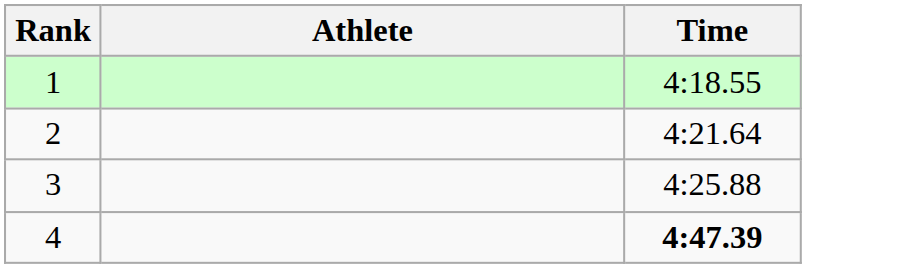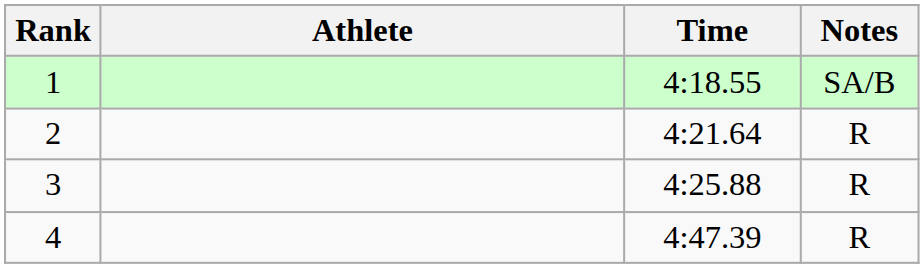+ column: (859, 30)
(712, 236) bold -> (712, 236) normal
